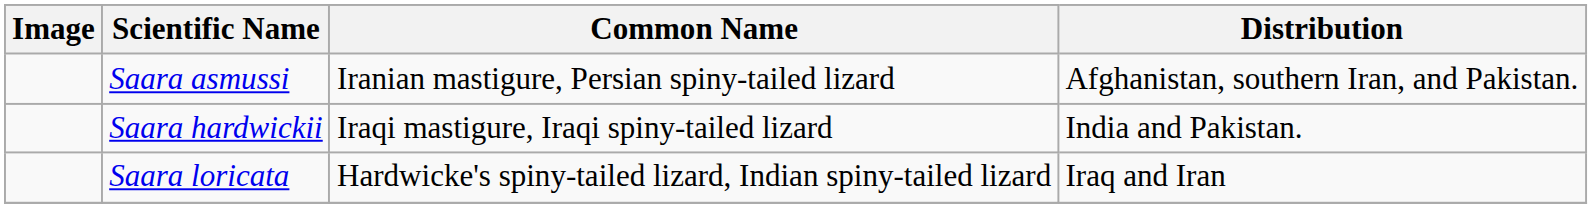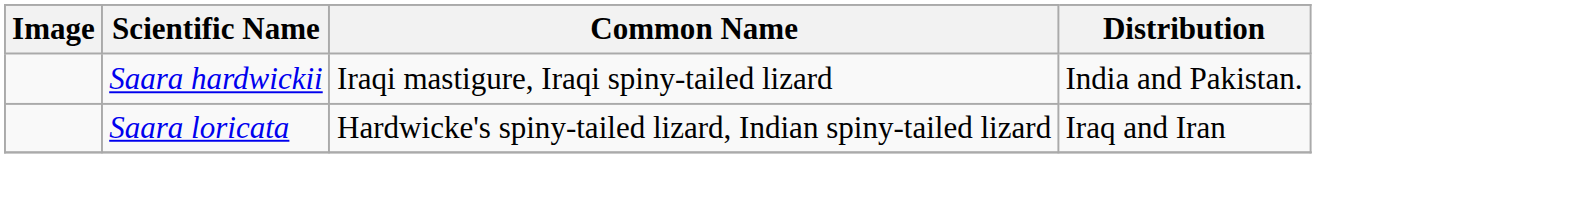- row: (199, 78)
